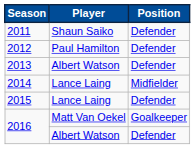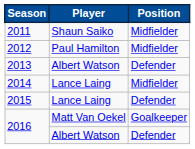(153, 31) Defender -> (154, 31) Midfielder
(153, 48) Defender -> (154, 48) Midfielder
